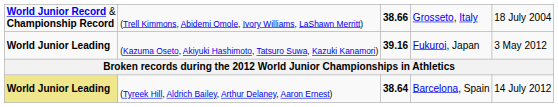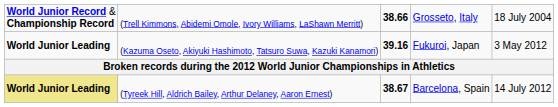(396, 88) 38.64 -> (396, 88) 38.67
